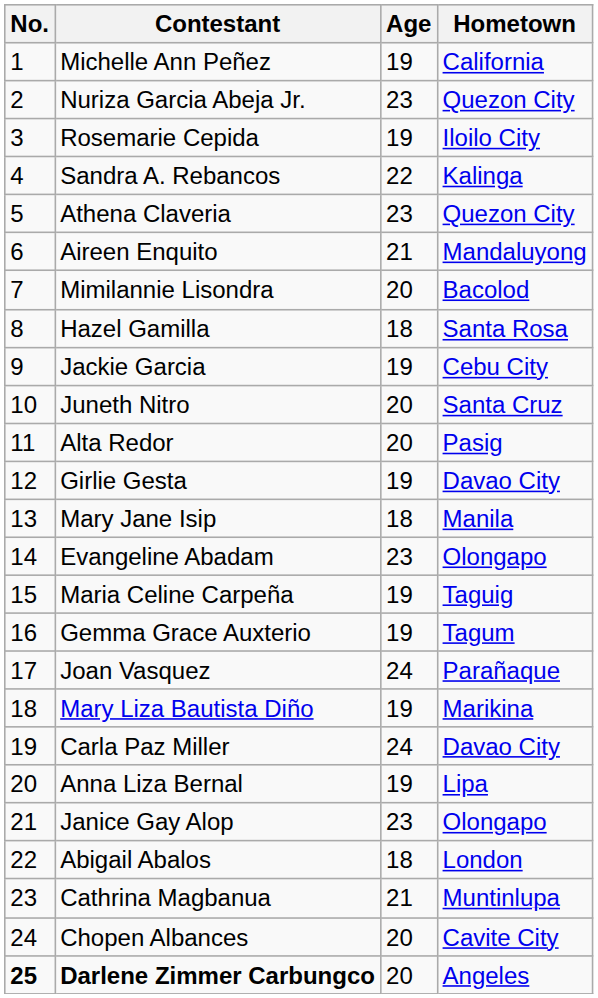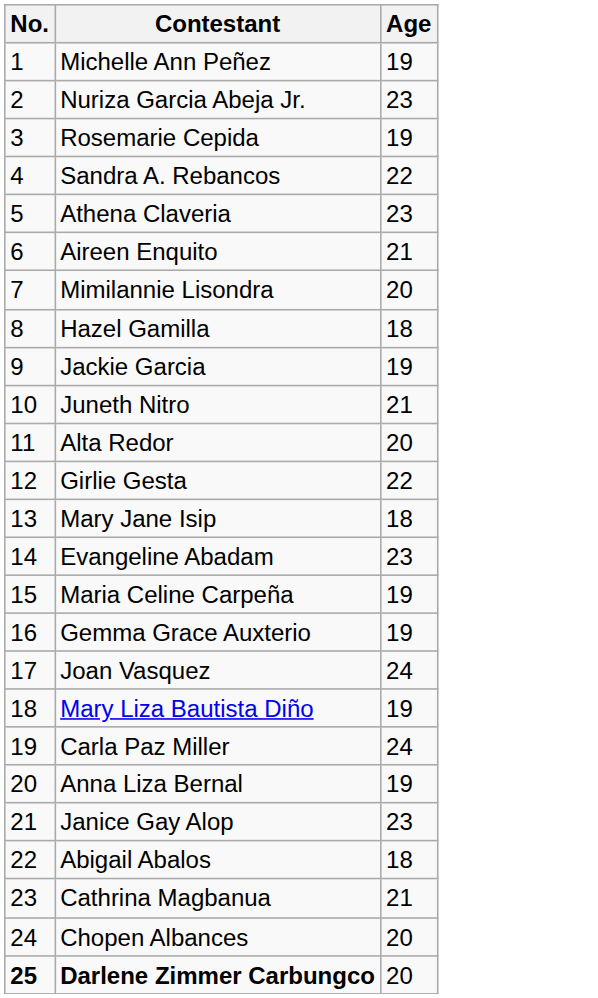- column: (515, 24)
(399, 404) 20 -> (399, 404) 21
(399, 480) 19 -> (399, 480) 22
